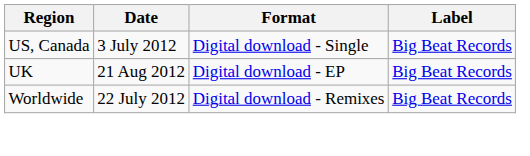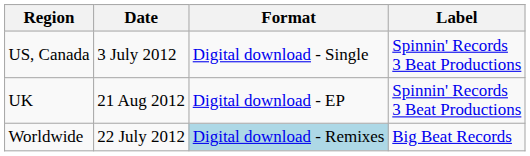(452, 44) Big Beat Records -> (457, 54) Spinnin' Records 3 Beat Productions
(452, 71) Big Beat Records -> (457, 100) Spinnin' Records 3 Beat Productions
(289, 98) no background -> (289, 136) lightblue background
